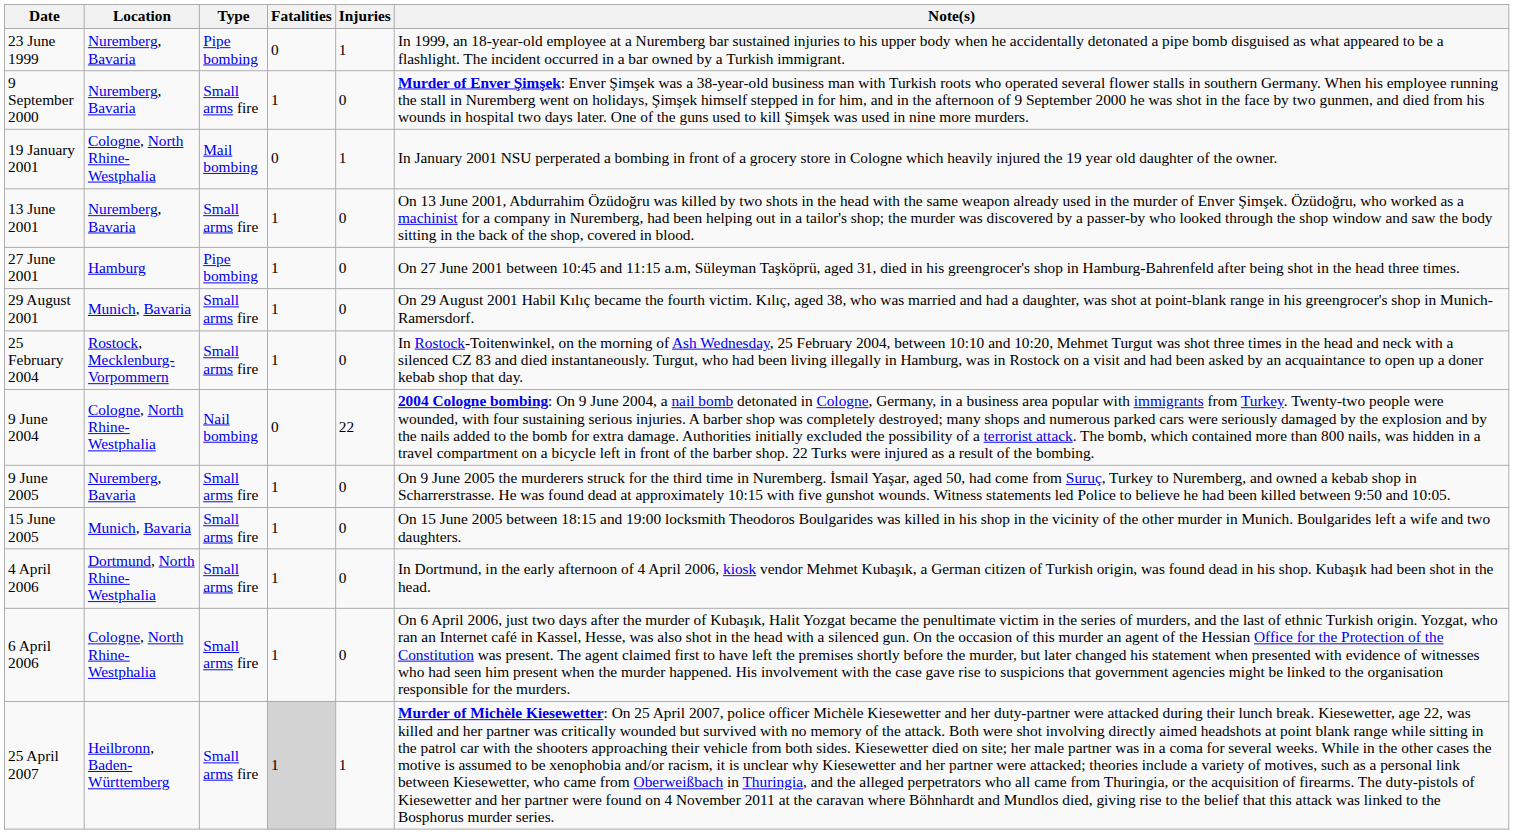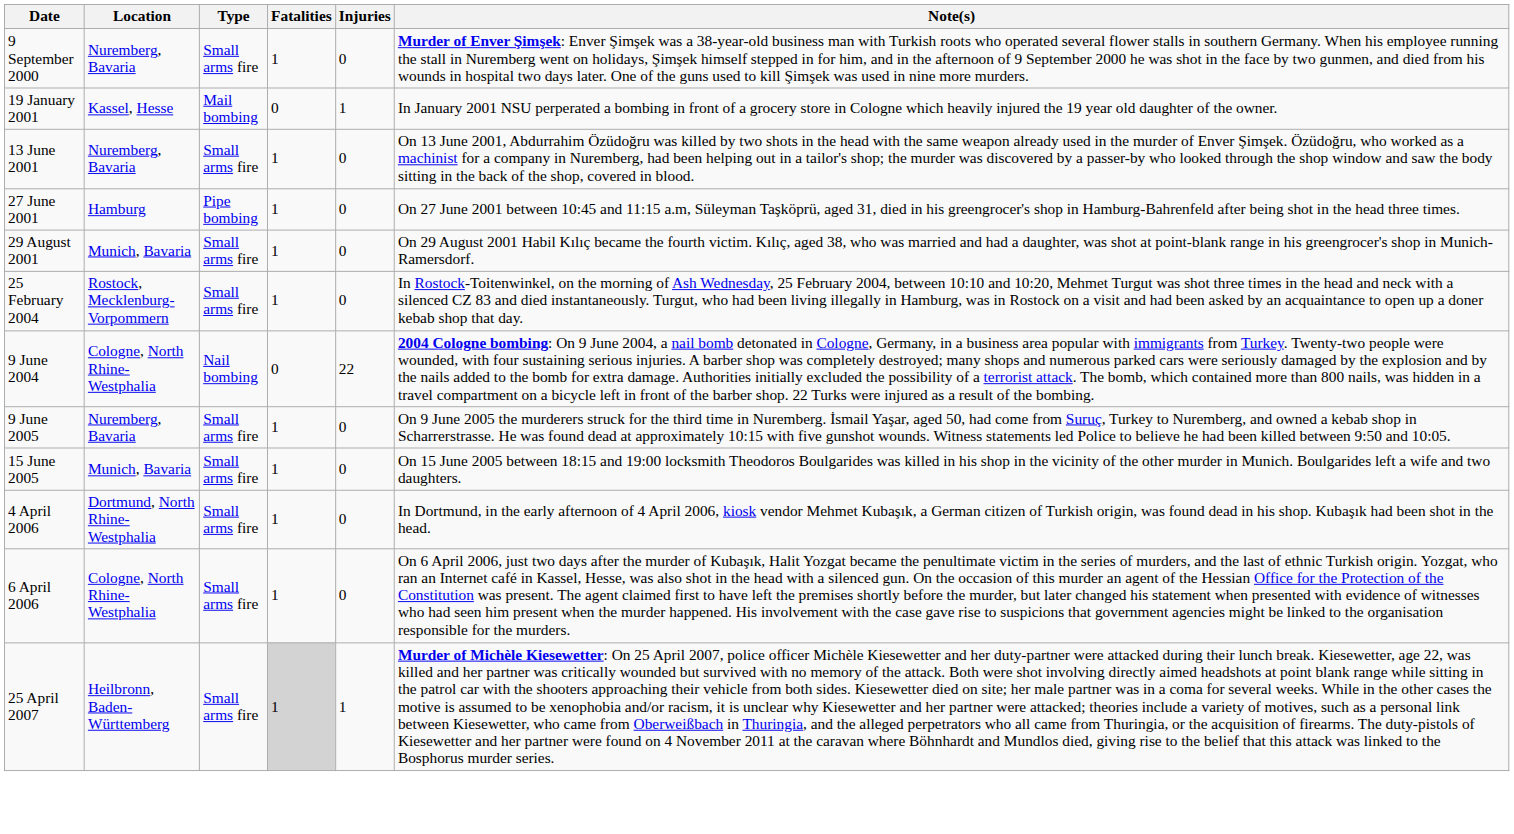- row: (32, 49)
(136, 158) Cologne, North Rhine-Westphalia -> (131, 108) Kassel, Hesse
